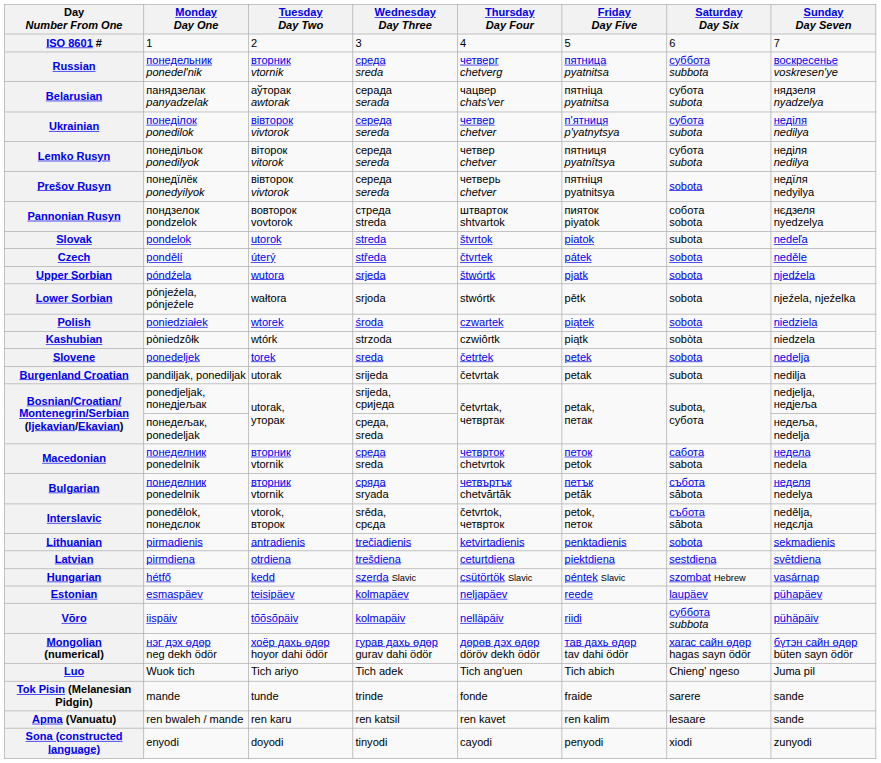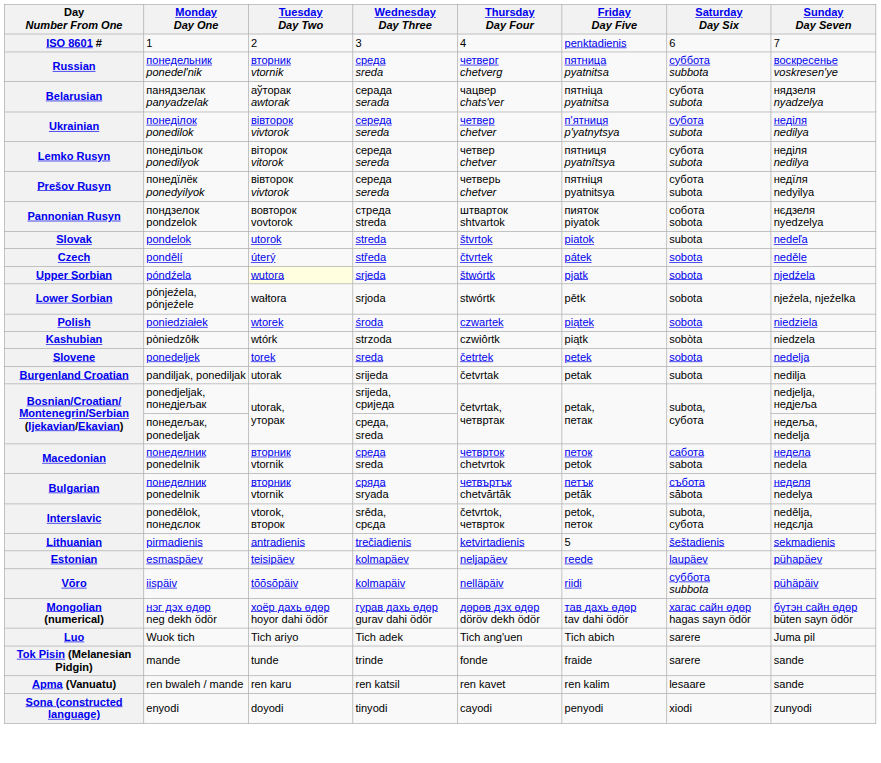(568, 43) 5 -> (596, 43) penktadienis
(686, 186) sobota -> (686, 186) субота subota
(267, 275) no background -> (267, 275) lightyellow background
(687, 518) събота săbota -> (687, 518) subota, субота
(596, 542) penktadienis -> (568, 542) 5
(686, 542) sobota -> (697, 542) šeštadienis
- row: (74, 559)
- row: (74, 577)
(704, 672) Chieng' ngeso -> (685, 637) sarere
